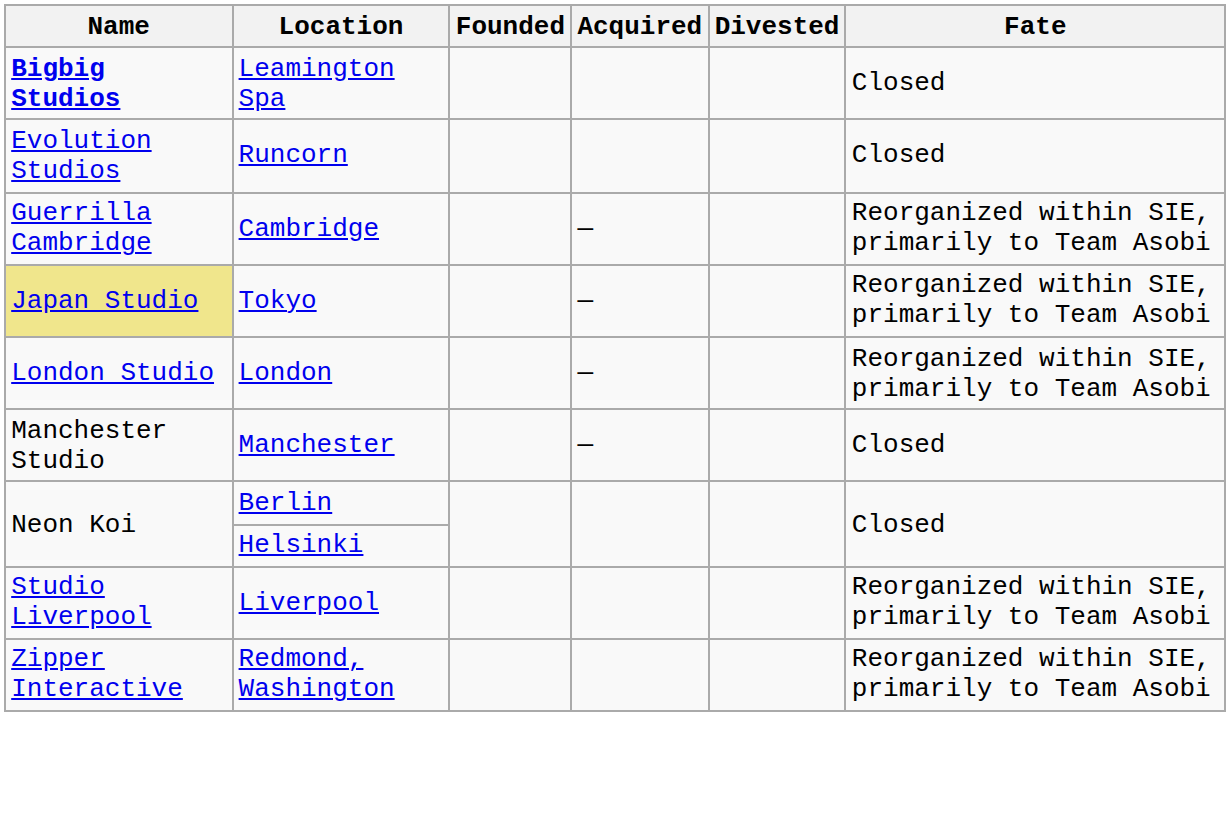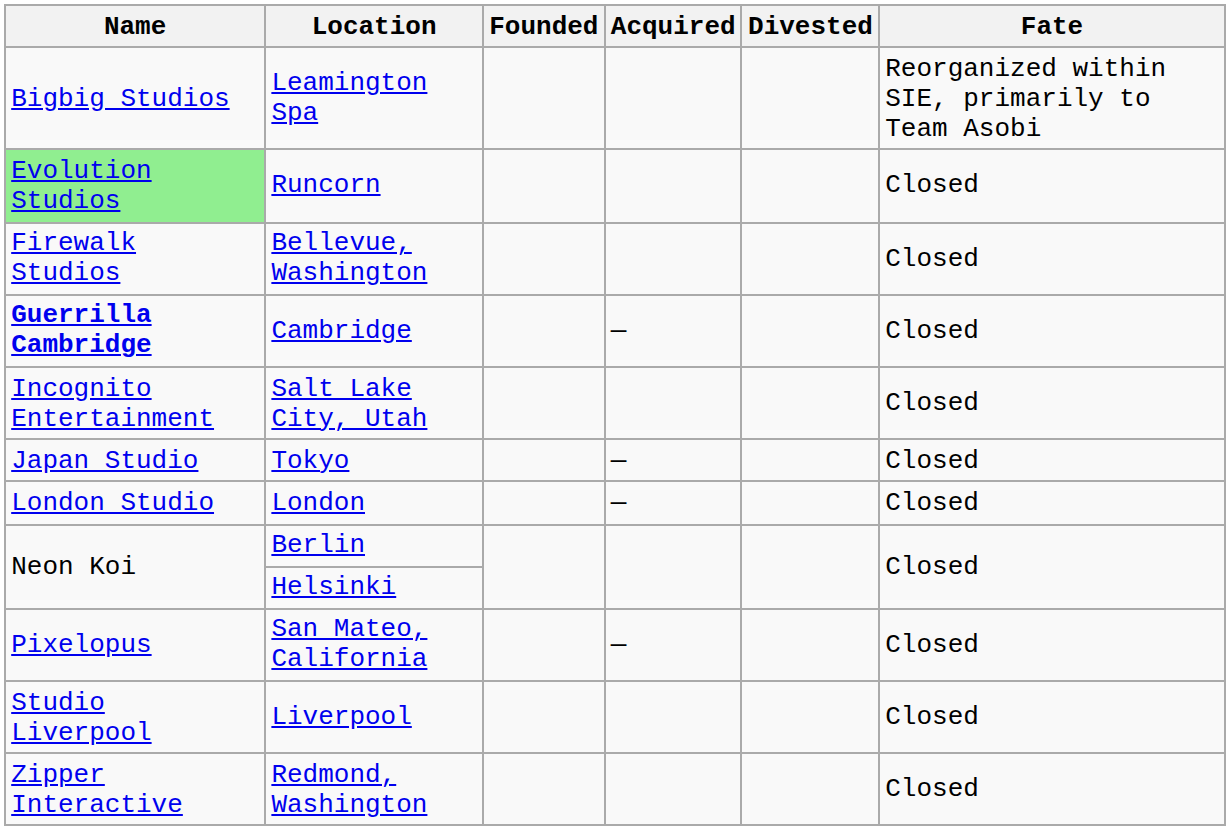(66, 84) bold -> (120, 99) normal
(899, 84) Closed -> (1026, 99) Reorganized within SIE, primarily to Team Asobi
(81, 156) no background -> (81, 186) lightgreen background
+ row: (349, 258)
(81, 228) normal -> (81, 331) bold
(1031, 228) Reorganized within SIE, primarily to Team Asobi -> (932, 331) Closed
+ row: (349, 403)
(105, 301) khaki background -> (105, 460) no background
(1031, 301) Reorganized within SIE, primarily to Team Asobi -> (932, 460) Closed
(1031, 373) Reorganized within SIE, primarily to Team Asobi -> (932, 503) Closed
- row: (317, 445)
+ row: (349, 645)
(1031, 603) Reorganized within SIE, primarily to Team Asobi -> (932, 717) Closed
(1031, 675) Reorganized within SIE, primarily to Team Asobi -> (932, 790) Closed
